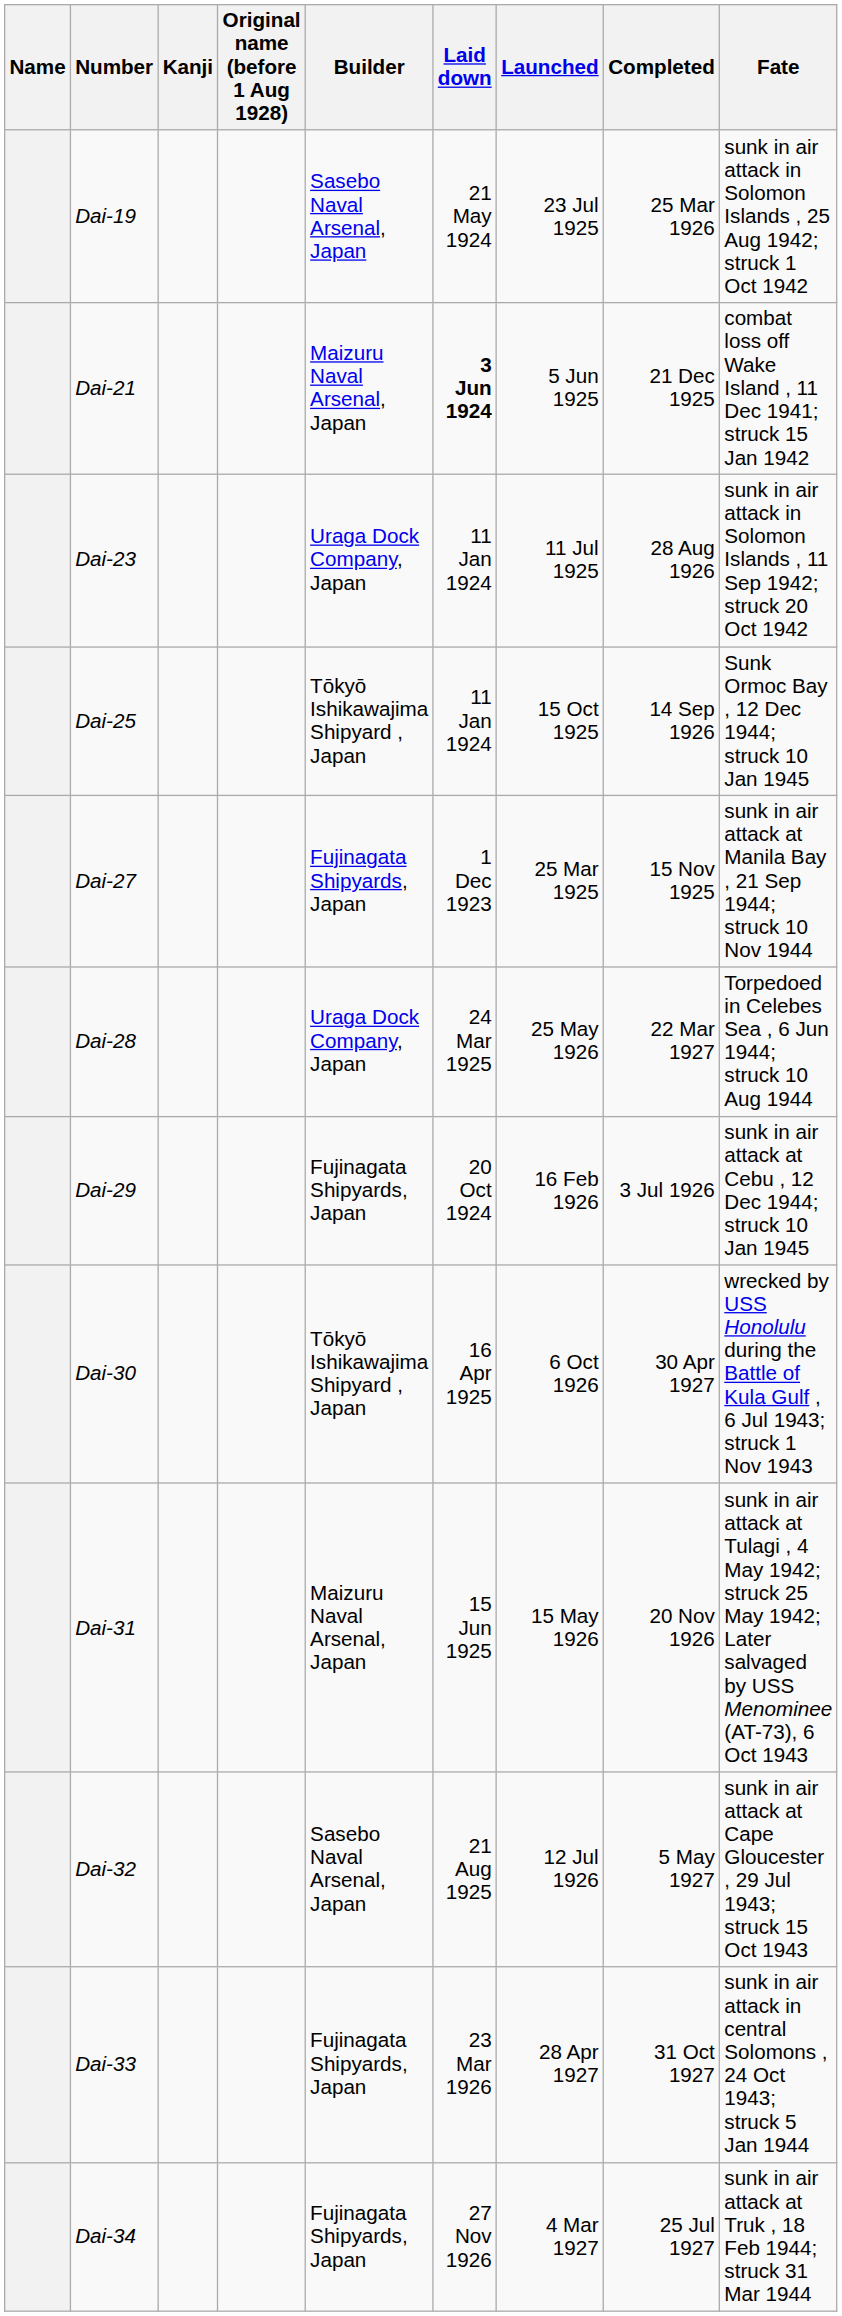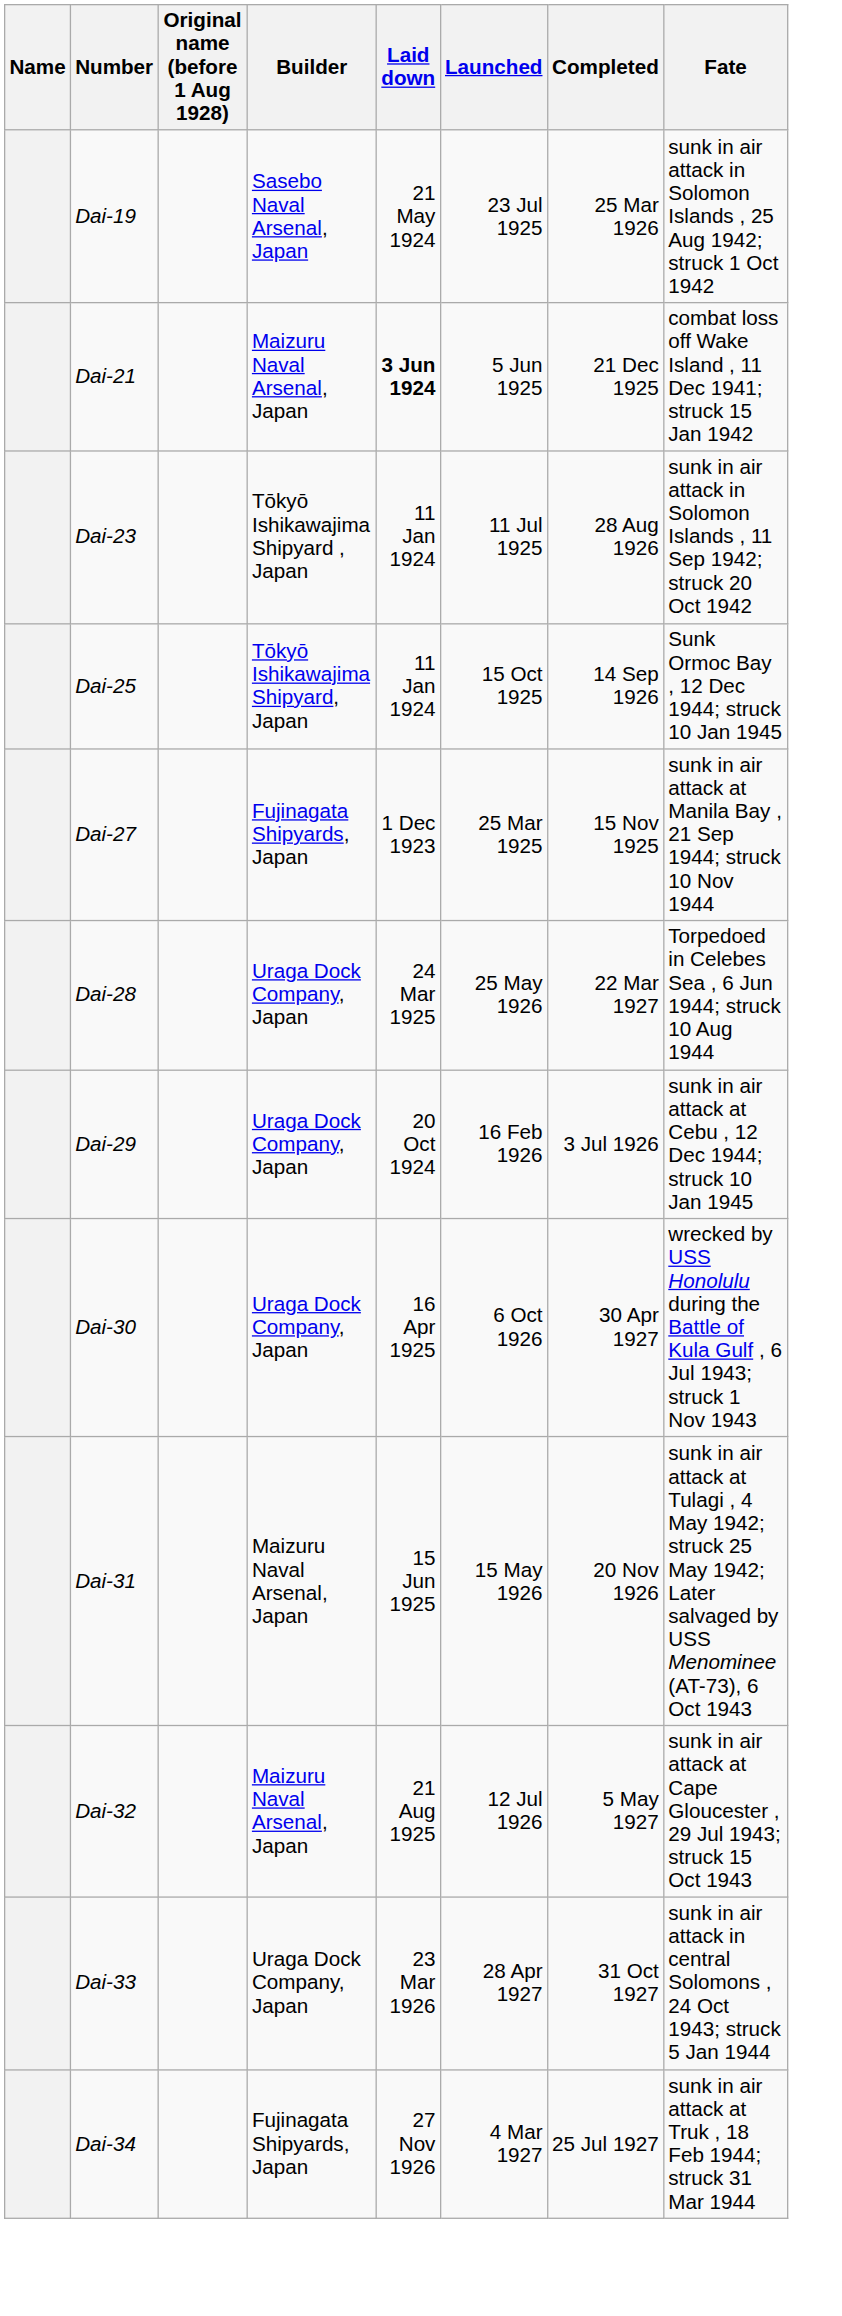- column: (188, 67)
(365, 560) Uraga Dock Company, Japan -> (311, 537) Tōkyō Ishikawajima Shipyard , Japan
(369, 720) Tōkyō Ishikawajima Shipyard , Japan -> (311, 685) Tōkyō Ishikawajima Shipyard, Japan
(359, 1190) Fujinagata Shipyards, Japan -> (306, 1143) Uraga Dock Company, Japan
(369, 1374) Tōkyō Ishikawajima Shipyard , Japan -> (306, 1327) Uraga Dock Company, Japan
(348, 1869) Sasebo Naval Arsenal, Japan -> (290, 1811) Maizuru Naval Arsenal, Japan
(359, 2064) Fujinagata Shipyards, Japan -> (306, 1983) Uraga Dock Company, Japan
